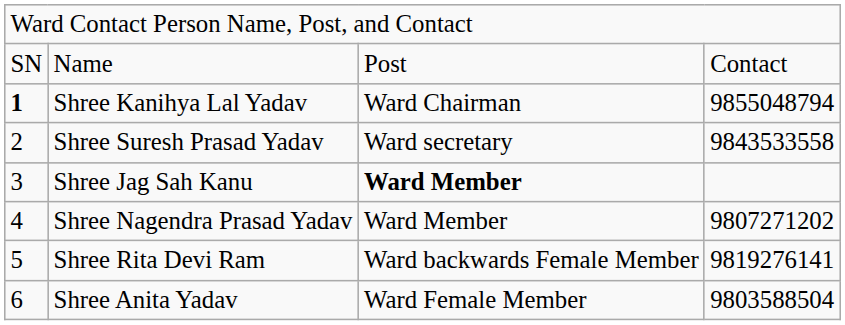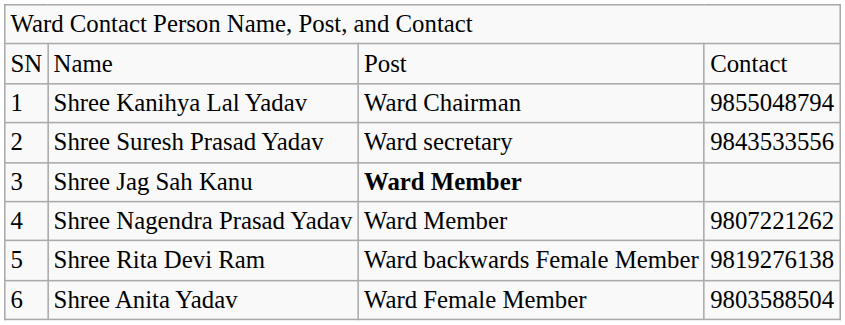(17, 102) bold -> (17, 102) normal
(772, 142) 9843533558 -> (772, 142) 9843533556
(772, 220) 9807271202 -> (772, 220) 9807221262
(772, 260) 9819276141 -> (772, 260) 9819276138
